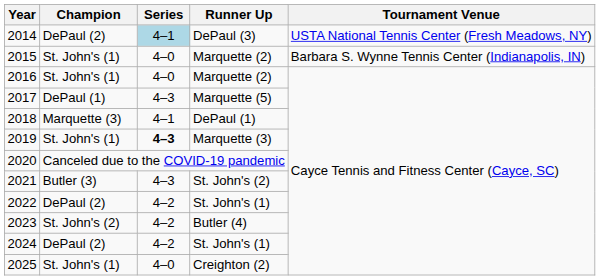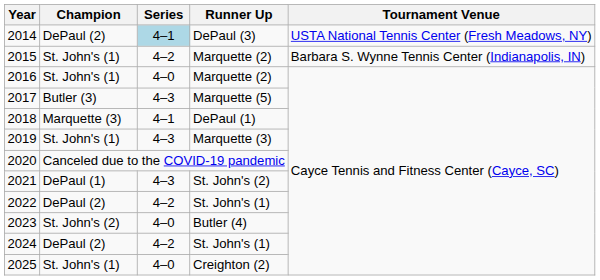(164, 56) 4–0 -> (164, 56) 4–2
(74, 98) DePaul (1) -> (70, 98) Butler (3)
(164, 139) bold -> (164, 139) normal
(70, 181) Butler (3) -> (74, 181) DePaul (1)
(164, 222) 4–2 -> (164, 222) 4–0
